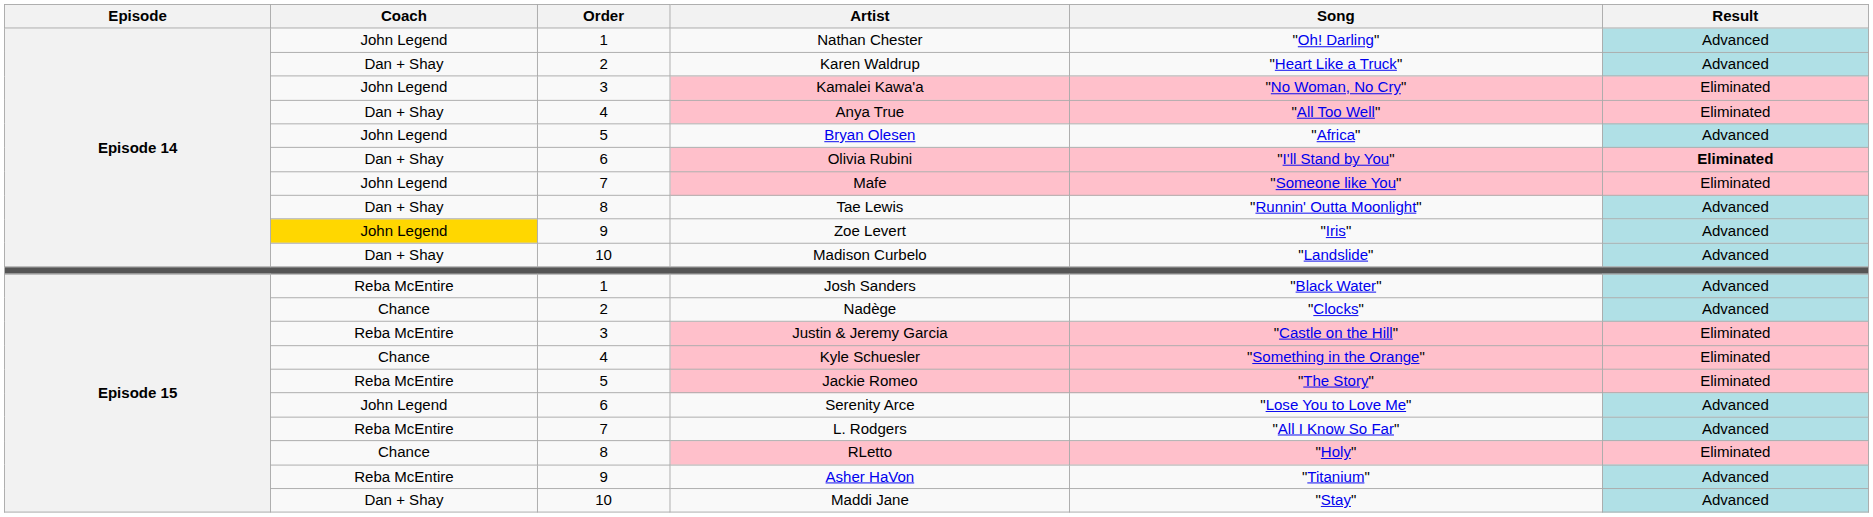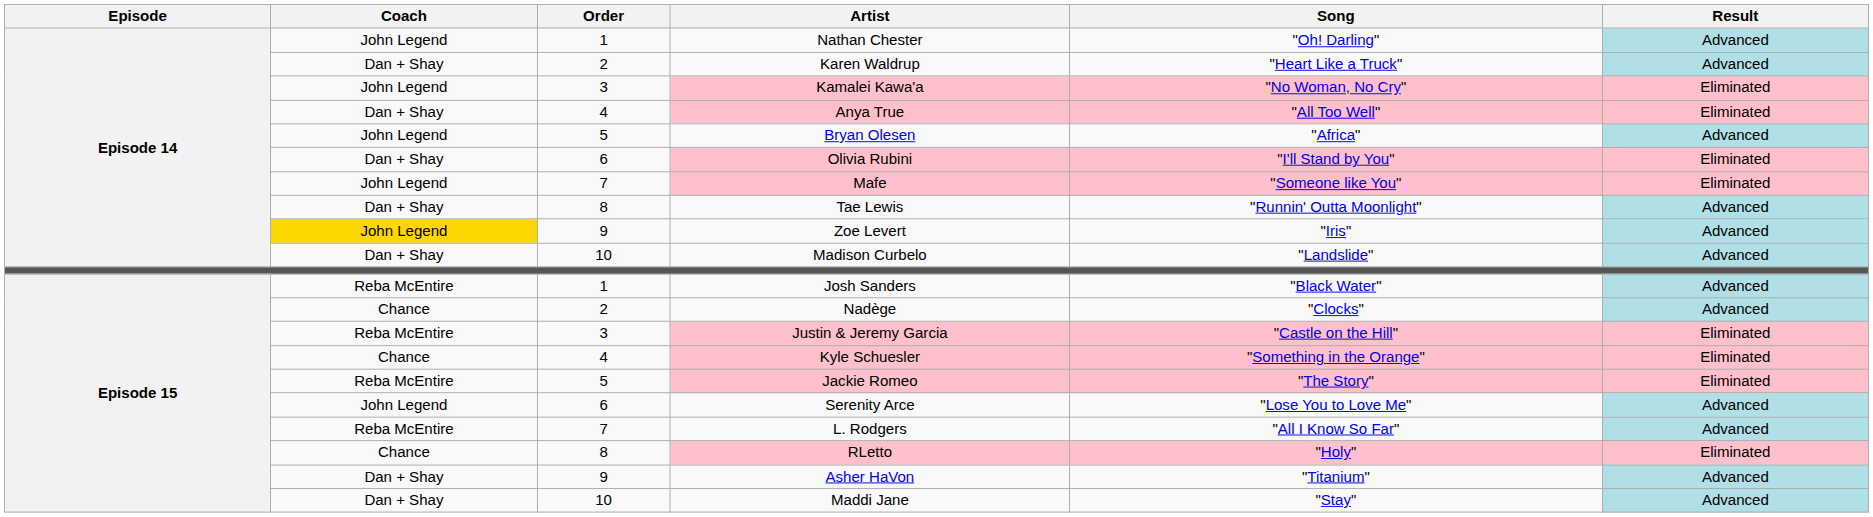(1735, 159) bold -> (1735, 159) normal
(404, 476) Reba McEntire -> (404, 476) Dan + Shay
